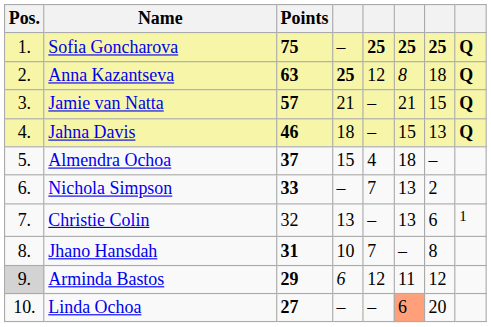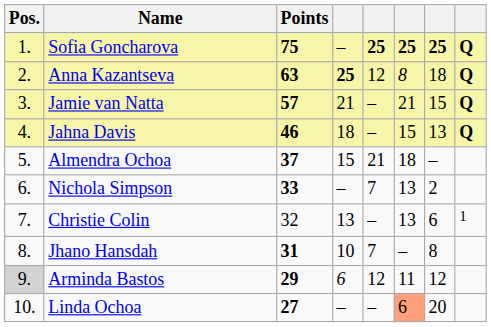(372, 160) 4 -> (376, 160) 21
